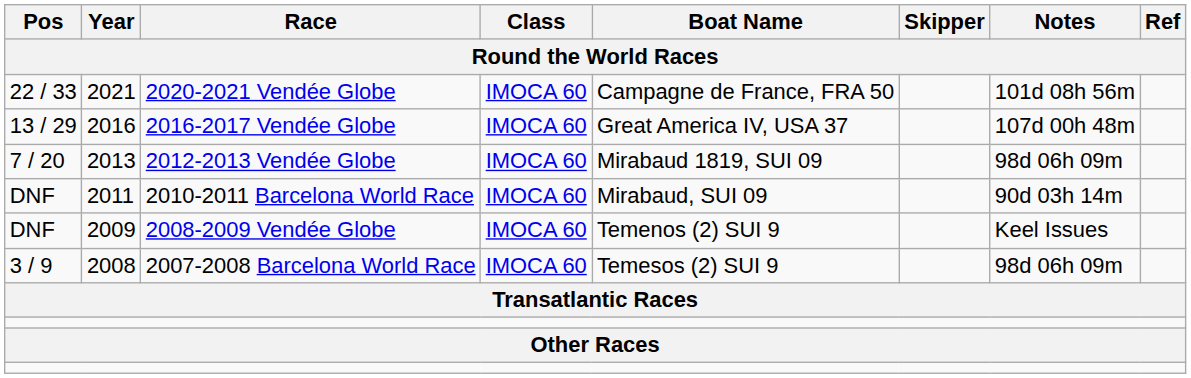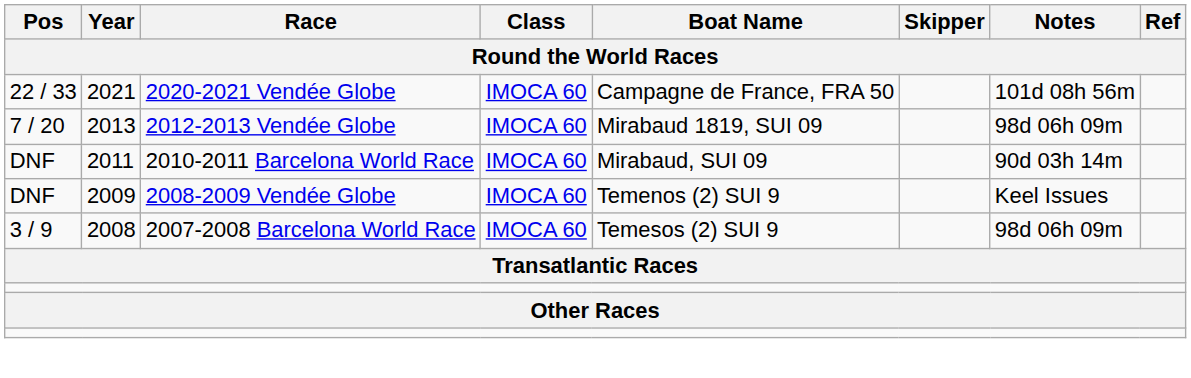- row: (111, 126)
